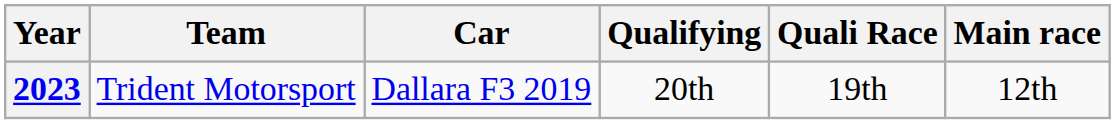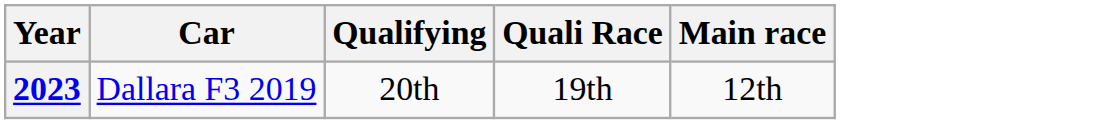- column: (226, 32)
